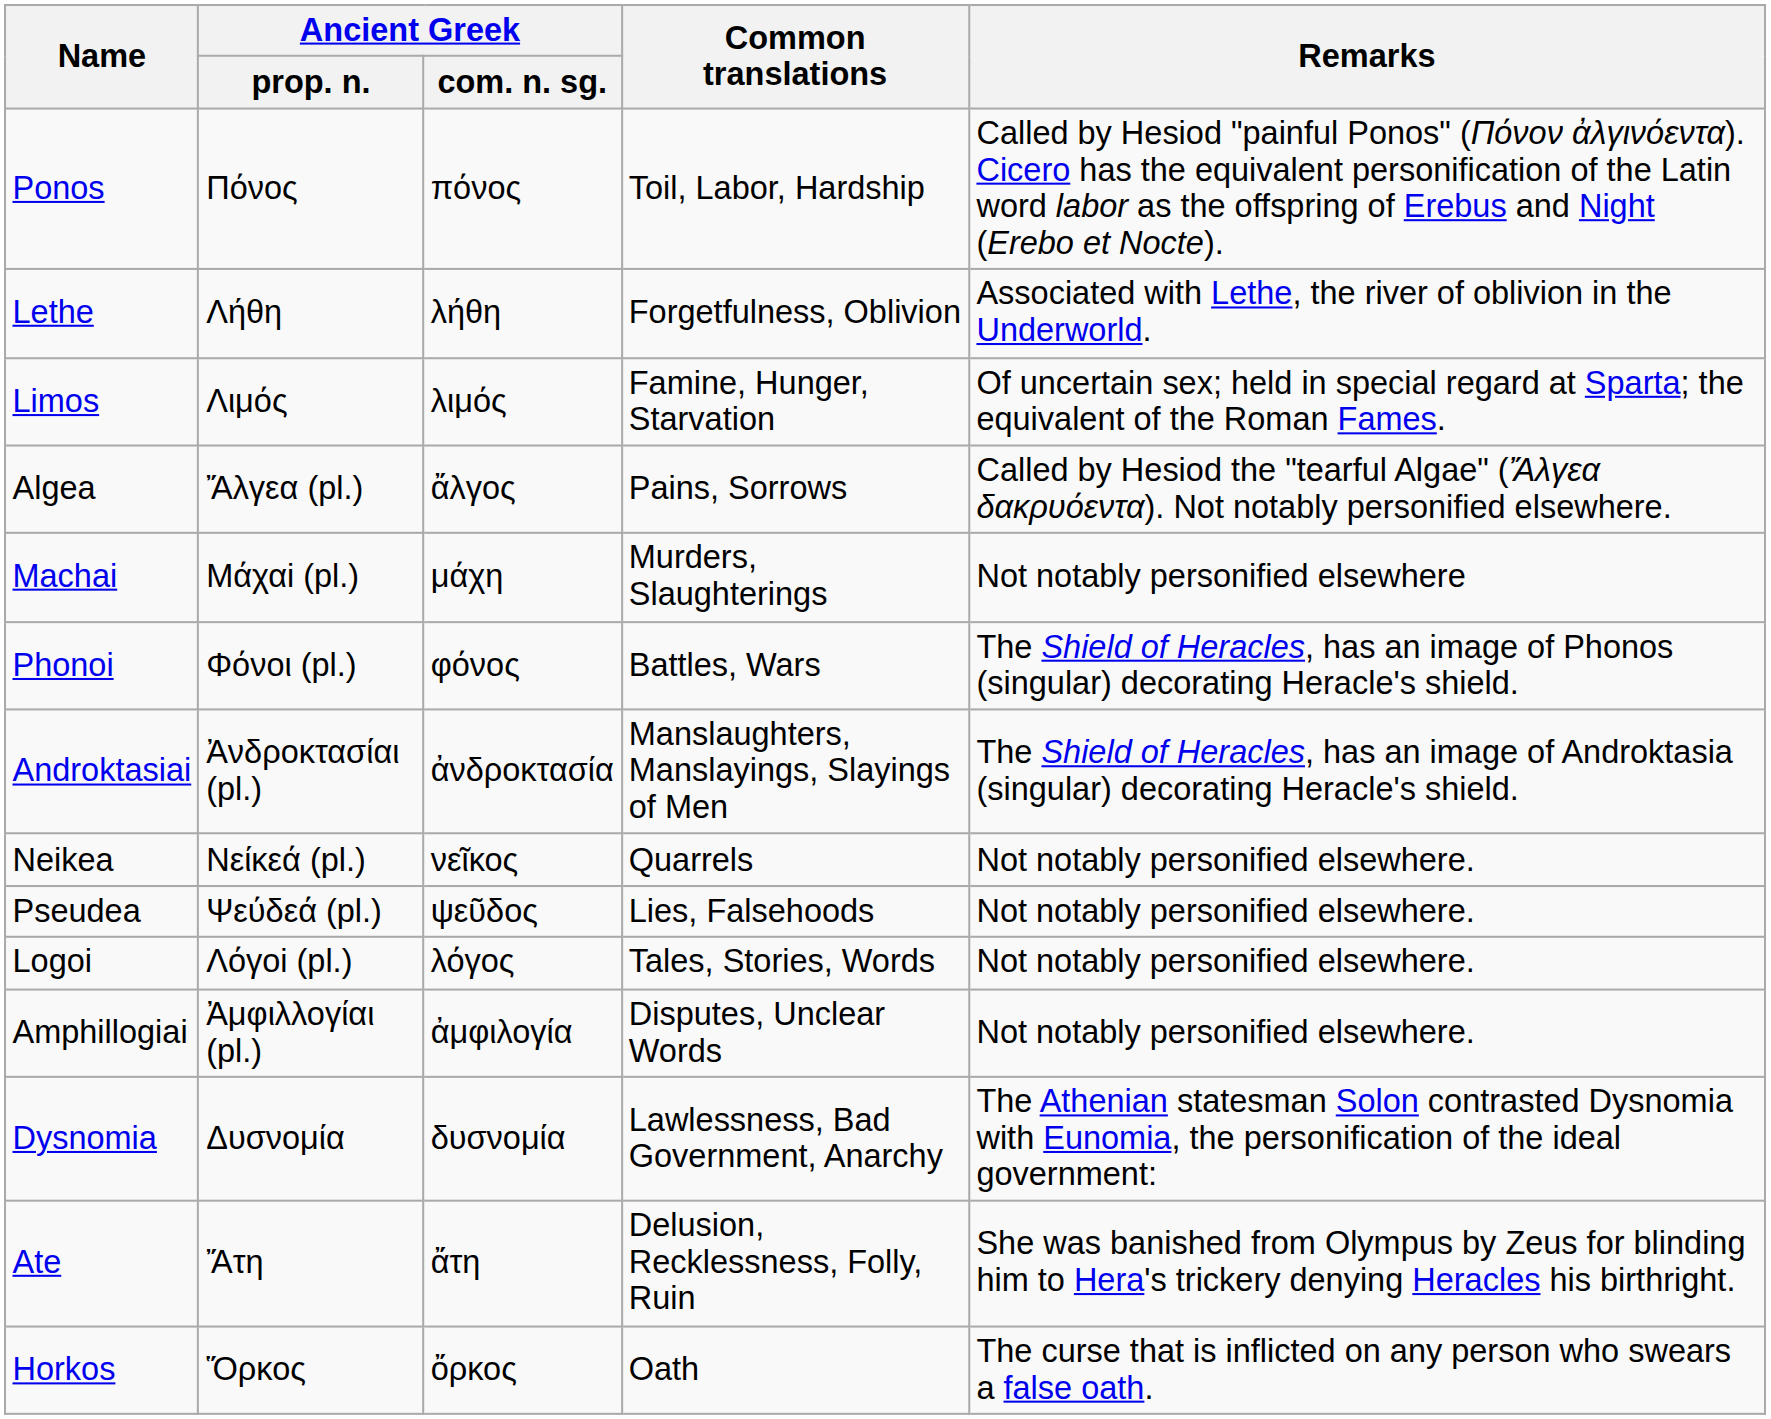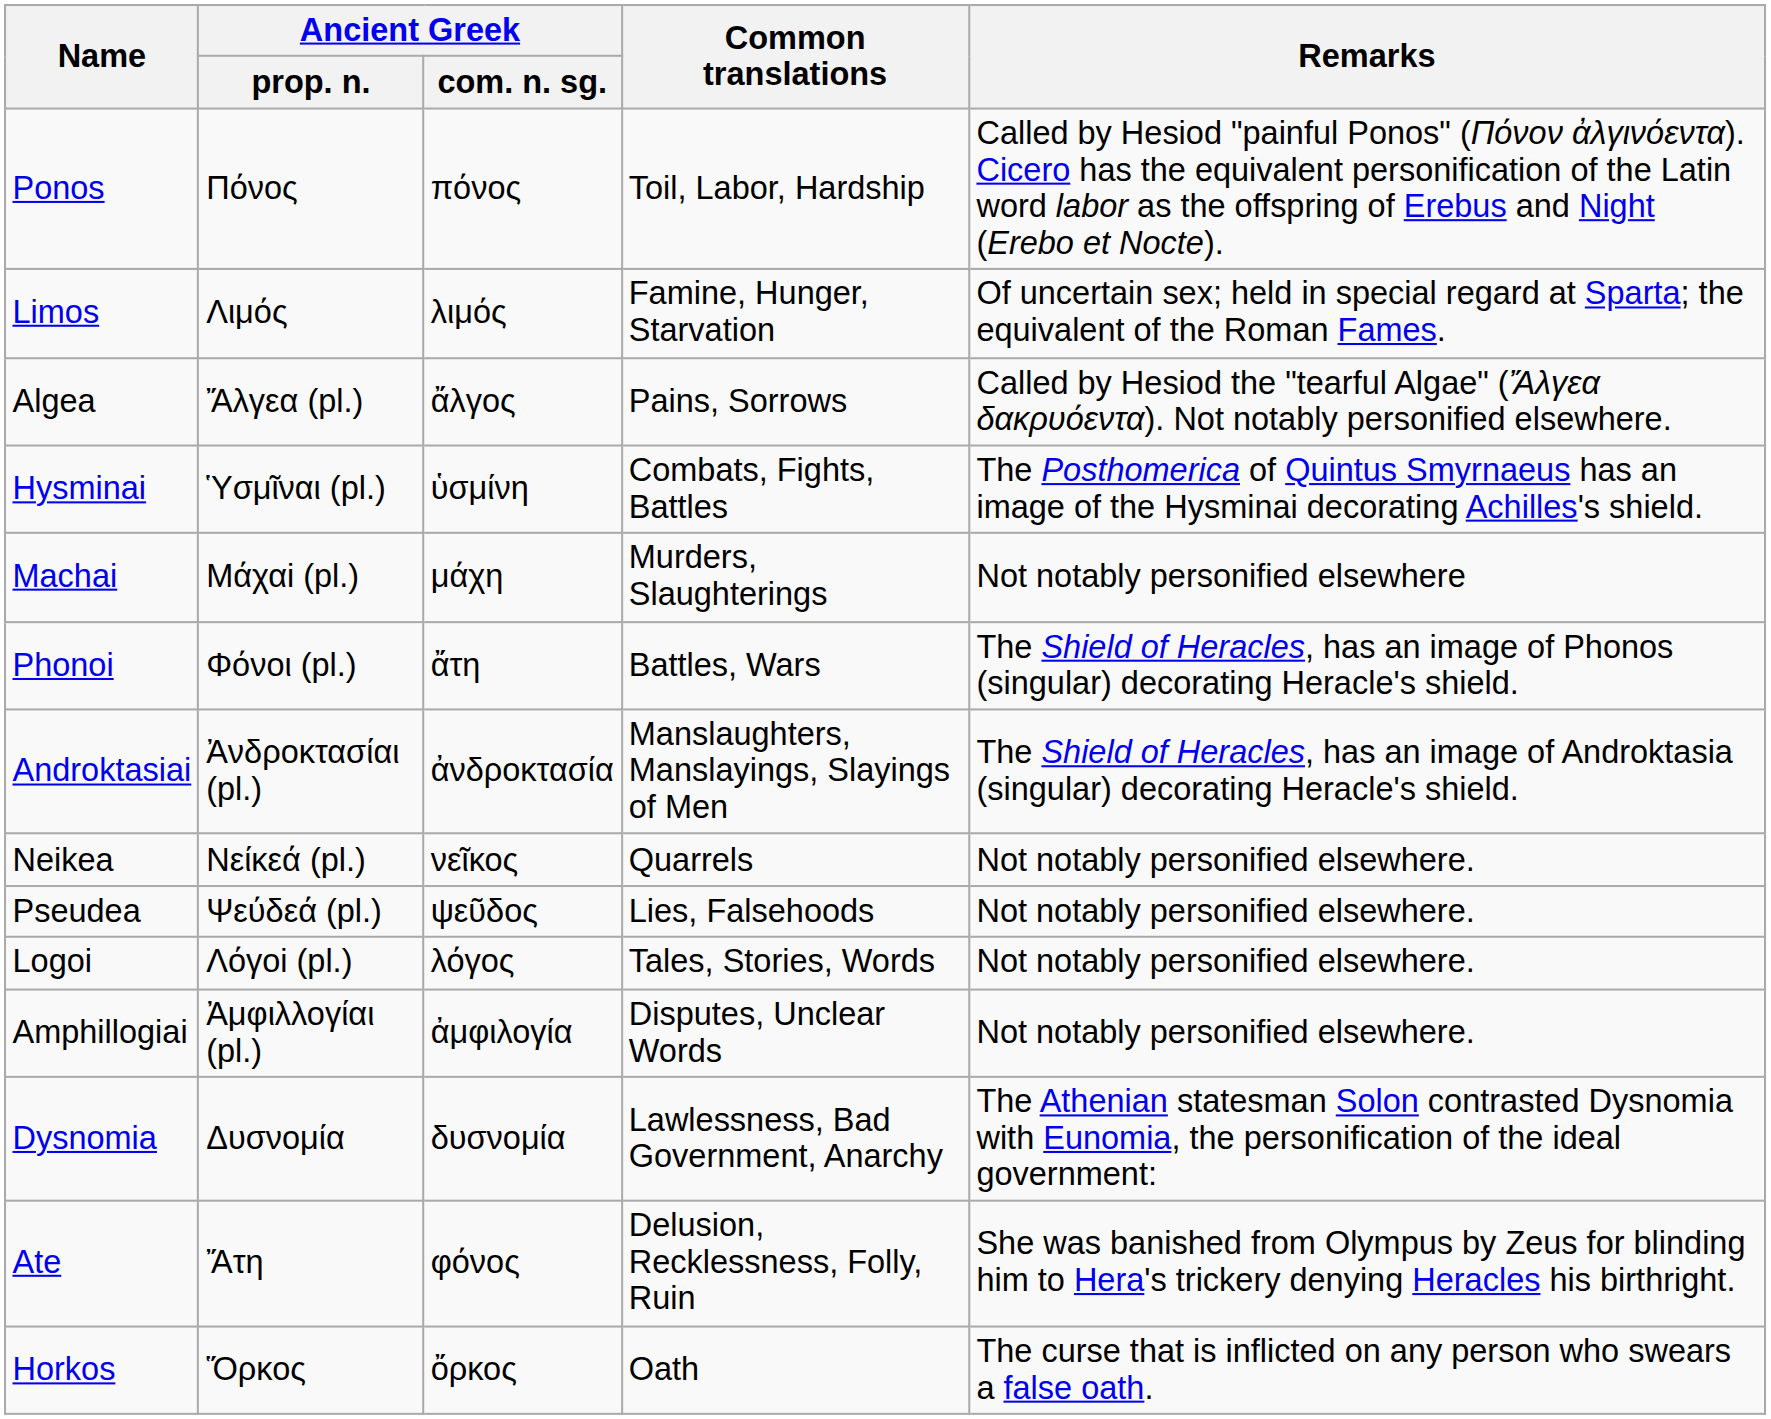- row: (53, 312)
+ row: (79, 488)
(475, 664) φόνος -> (456, 664) ἄτη
(456, 1262) ἄτη -> (475, 1262) φόνος
